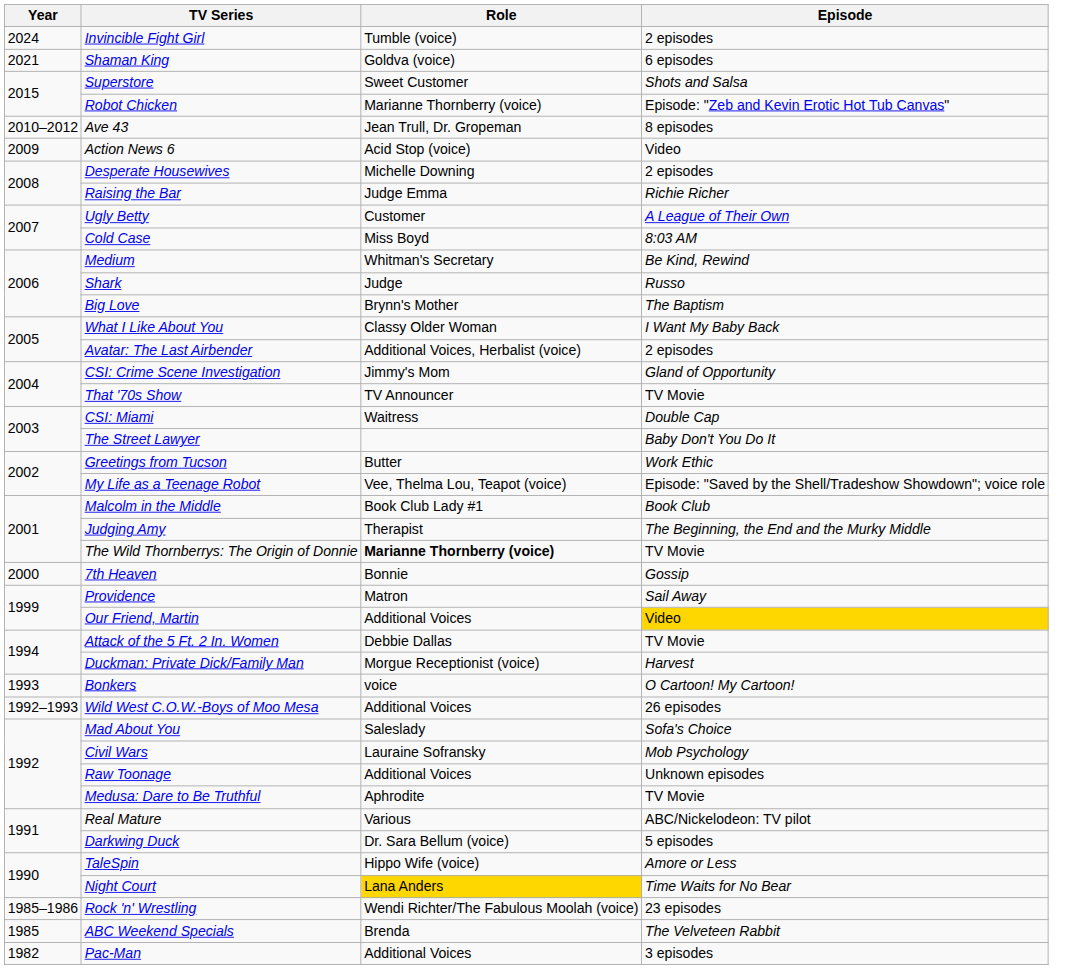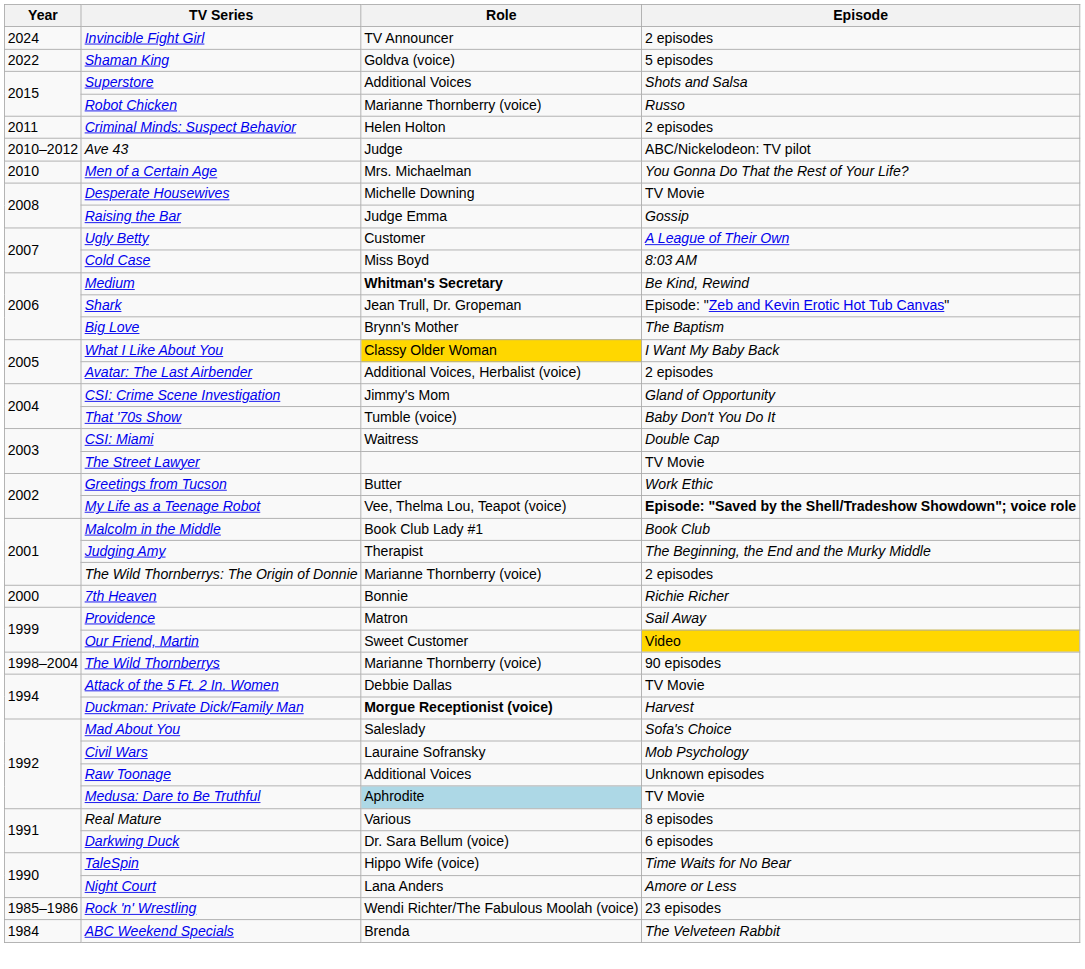(410, 37) Tumble (voice) -> (409, 37) TV Announcer
(23, 60) 2021 -> (23, 60) 2022
(679, 60) 6 episodes -> (679, 60) 5 episodes
(416, 82) Sweet Customer -> (418, 82) Additional Voices
(797, 104) Episode: "Zeb and Kevin Erotic Hot Tub Canvas" -> (665, 104) Russo
+ row: (190, 127)
(443, 127) Jean Trull, Dr. Gropeman -> (383, 149) Judge
(679, 127) 8 episodes -> (728, 149) ABC/Nickelodeon: TV pilot
+ row: (151, 171)
- row: (130, 149)
(679, 171) 2 episodes -> (675, 194) TV Movie
(687, 194) Richie Richer -> (667, 216) Gossip
(429, 261) normal -> (433, 283) bold
(383, 283) Judge -> (443, 305) Jean Trull, Dr. Gropeman
(665, 283) Russo -> (797, 305) Episode: "Zeb and Kevin Erotic Hot Tub Canvas"
(431, 328) no background -> (431, 350) gold background
(409, 395) TV Announcer -> (410, 417) Tumble (voice)
(675, 395) TV Movie -> (710, 417) Baby Don't You Do It
(710, 439) Baby Don't You Do It -> (675, 462) TV Movie
(845, 484) normal -> (861, 506) bold
(459, 551) bold -> (453, 573) normal
(675, 551) TV Movie -> (679, 573) 2 episodes
(667, 573) Gossip -> (687, 596) Richie Richer
(418, 618) Additional Voices -> (416, 640) Sweet Customer
+ row: (152, 663)
(452, 663) normal -> (458, 707) bold
- row: (110, 685)
- row: (202, 707)
(394, 797) no background -> (394, 797) lightblue background
(728, 819) ABC/Nickelodeon: TV pilot -> (679, 819) 8 episodes
(679, 841) 5 episodes -> (679, 841) 6 episodes
(691, 864) Amore or Less -> (718, 864) Time Waits for No Bear
(404, 886) gold background -> (404, 886) no background
(718, 886) Time Waits for No Bear -> (691, 886) Amore or Less
(23, 931) 1985 -> (23, 931) 1984
- row: (113, 953)
